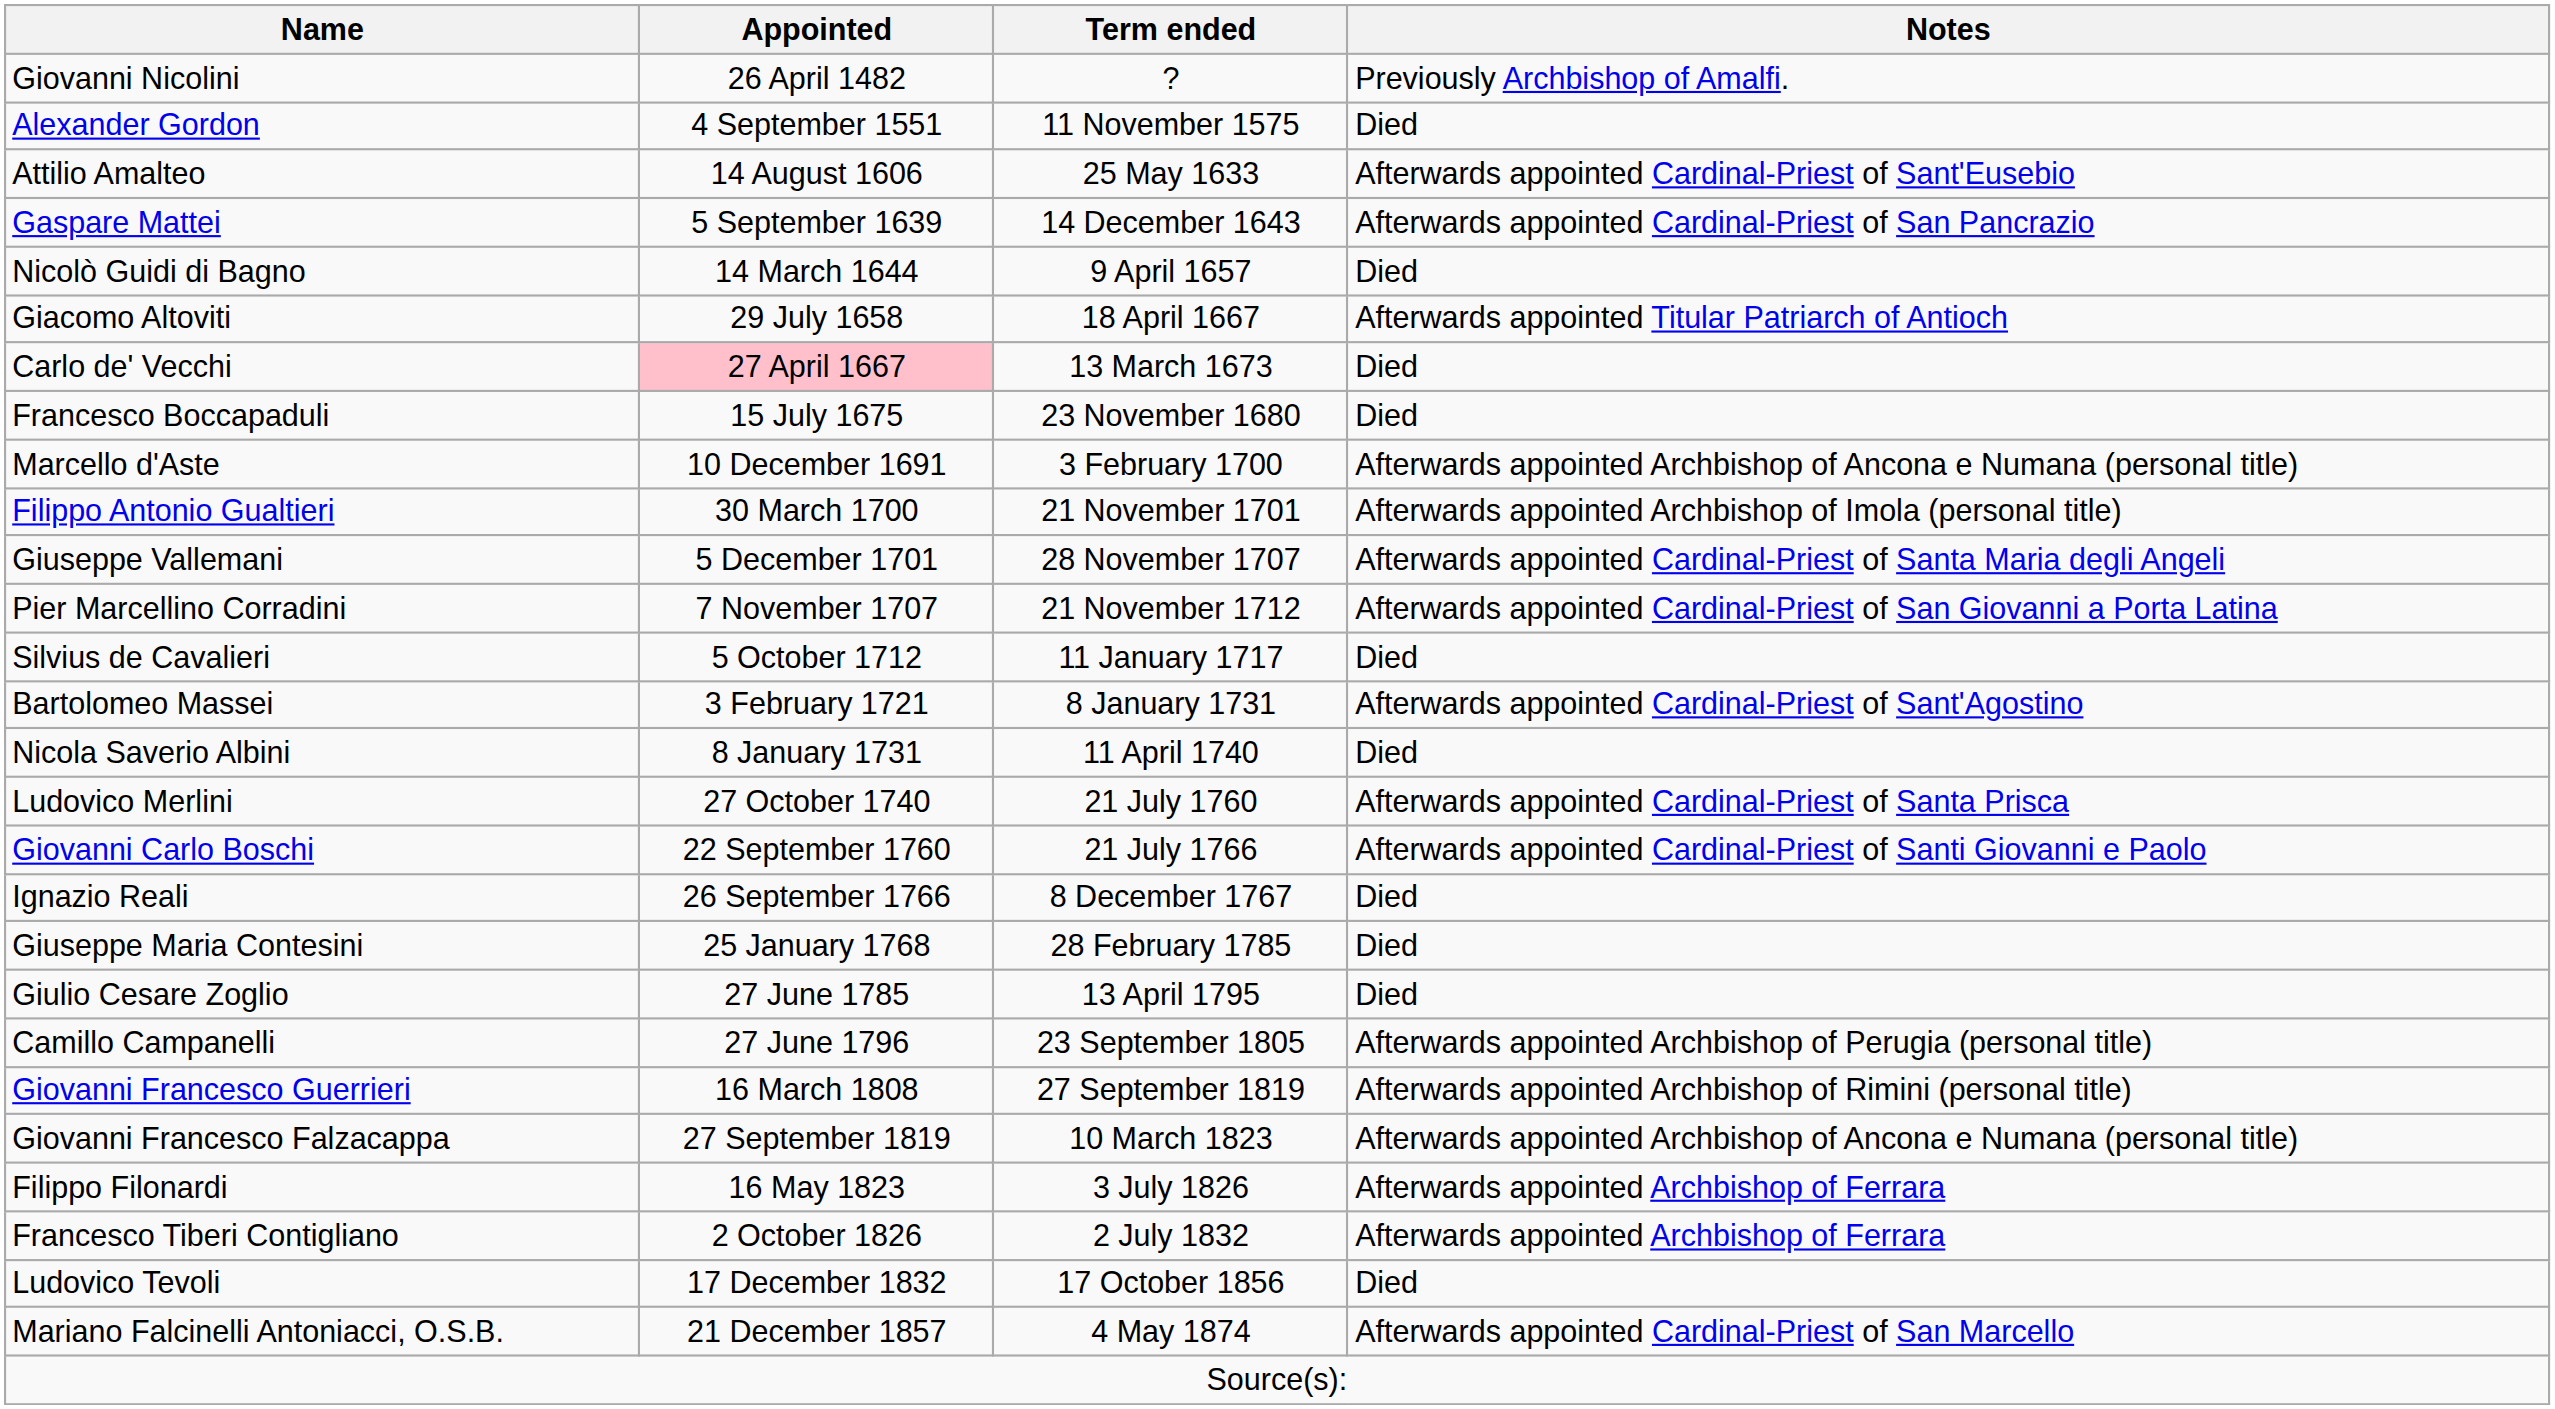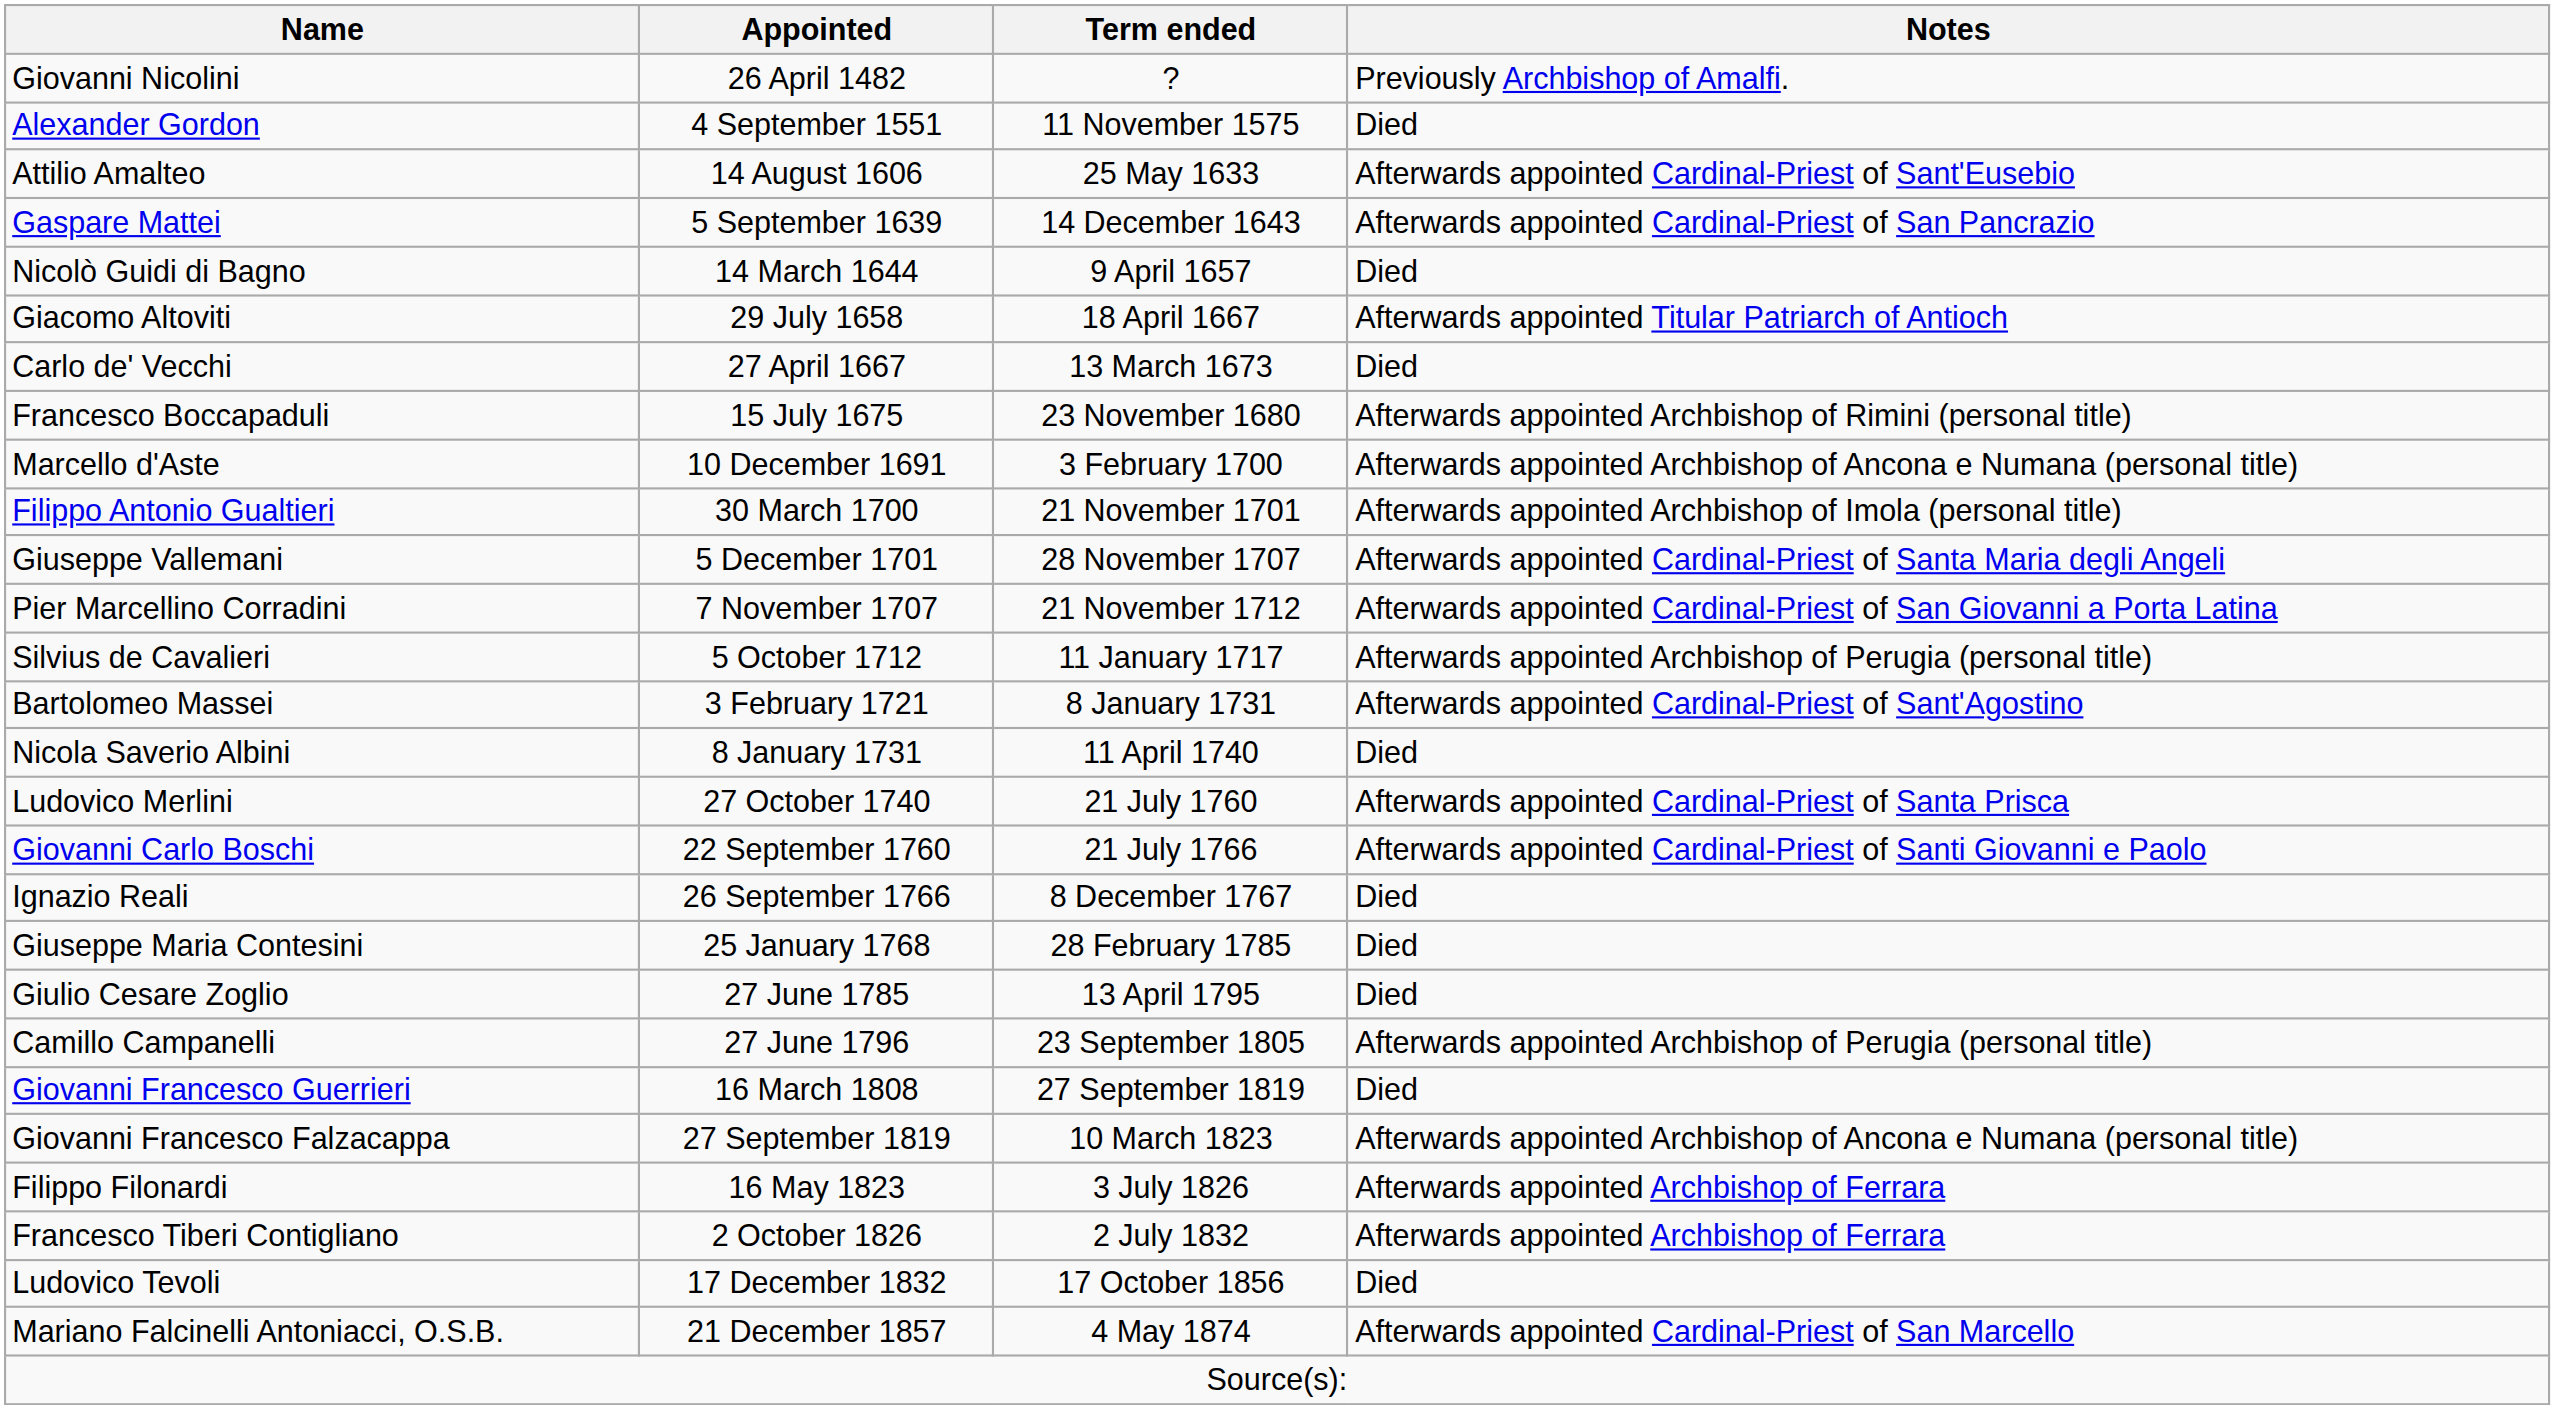(817, 367) pink background -> (817, 367) no background
(1387, 415) Died -> (1743, 415) Afterwards appointed Archbishop of Rimini (personal title)
(1387, 657) Died -> (1754, 657) Afterwards appointed Archbishop of Perugia (personal title)
(1743, 1091) Afterwards appointed Archbishop of Rimini (personal title) -> (1387, 1091) Died
